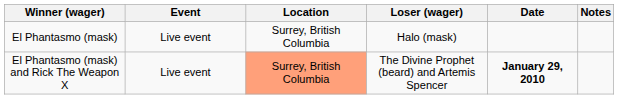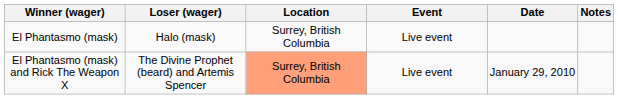columns swapped: (427, 13) <-> (185, 13)
(532, 73) bold -> (533, 73) normal
